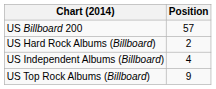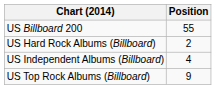(189, 28) 57 -> (189, 28) 55
